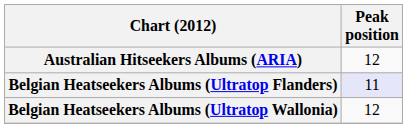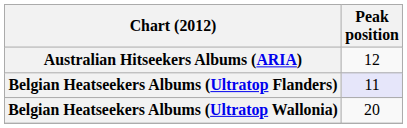(372, 110) 12 -> (372, 110) 20
